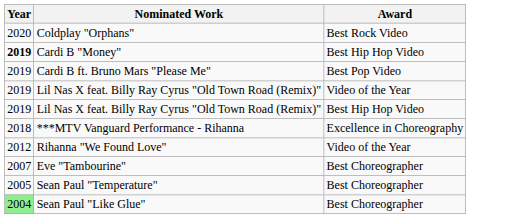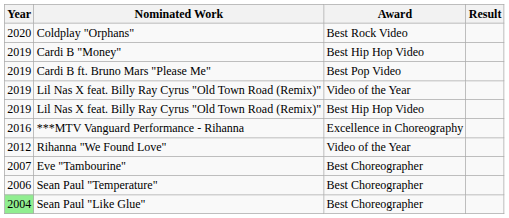+ column: (485, 14)
(19, 52) bold -> (19, 52) normal
(19, 128) 2018 -> (19, 128) 2016
(19, 185) 2005 -> (19, 185) 2006
